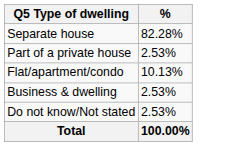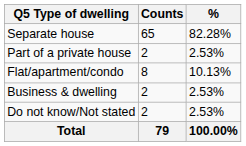+ column: (162, 14)
